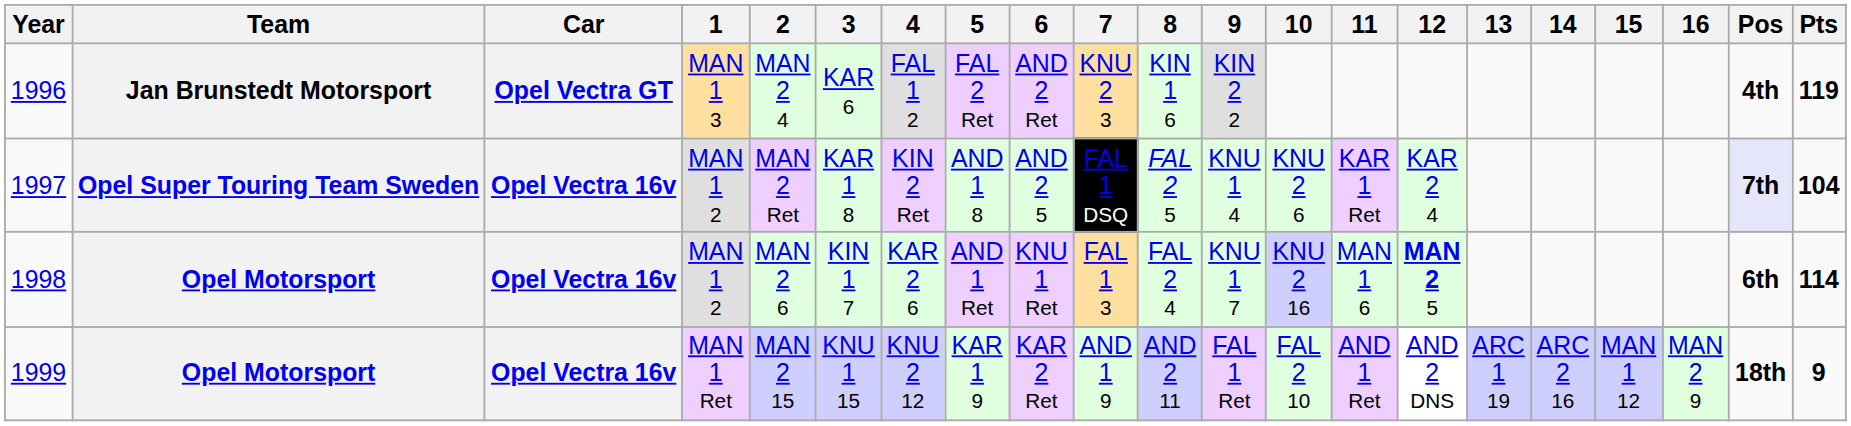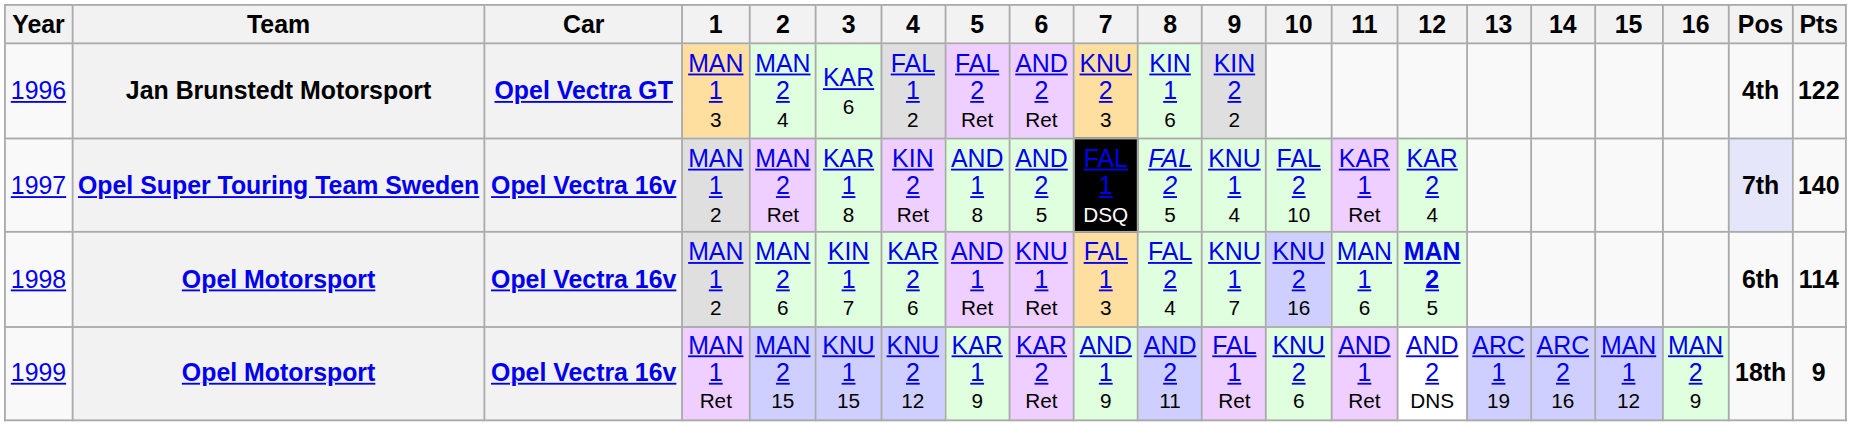(1819, 91) 119 -> (1819, 91) 122
(1299, 184) KNU 2 6 -> (1299, 184) FAL 2 10
(1819, 185) 104 -> (1819, 185) 140
(1299, 372) FAL 2 10 -> (1299, 372) KNU 2 6
